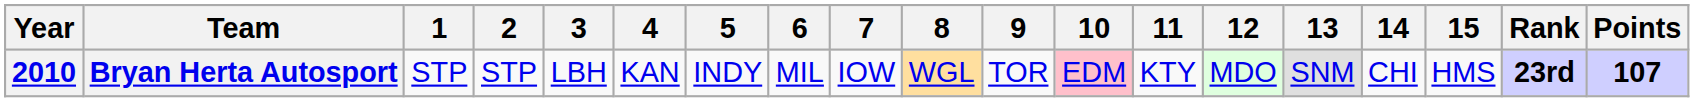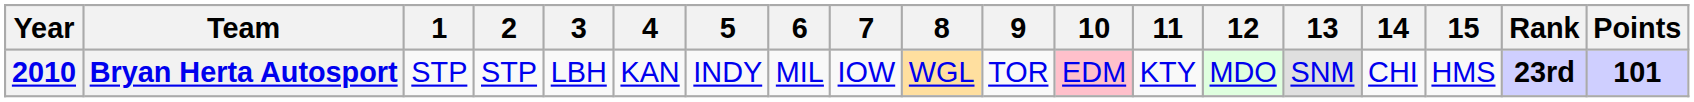(1637, 73) 107 -> (1637, 73) 101
